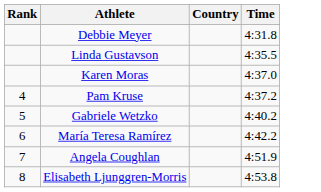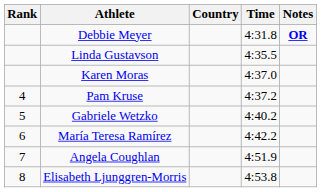+ column: (298, 14)
